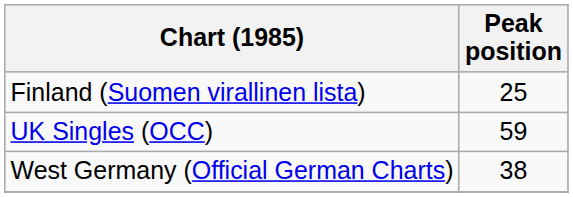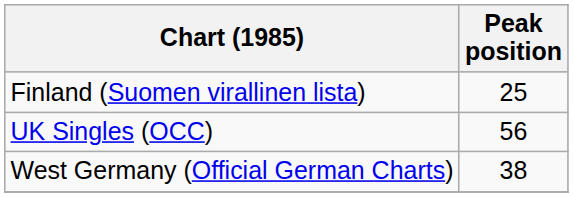(513, 131) 59 -> (513, 131) 56
